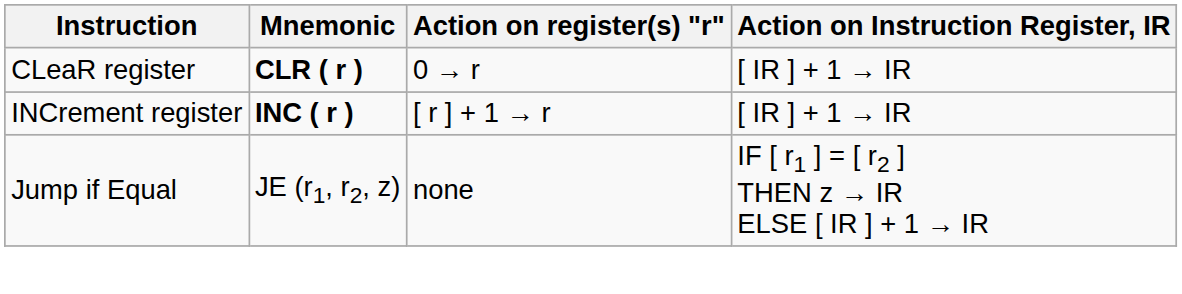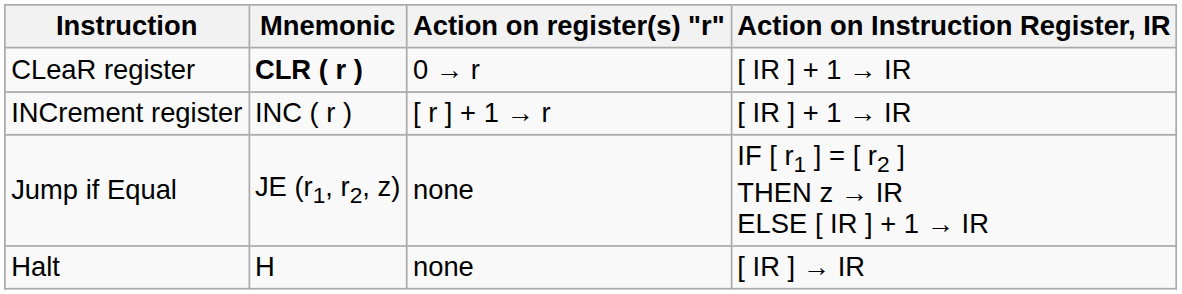(304, 112) bold -> (304, 112) normal
+ row: (35, 266)
